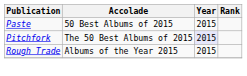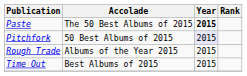(119, 24) 50 Best Albums of 2015 -> (129, 24) The 50 Best Albums of 2015
(206, 24) normal -> (206, 24) bold
(129, 38) The 50 Best Albums of 2015 -> (119, 38) 50 Best Albums of 2015
+ row: (26, 64)
